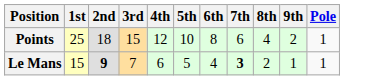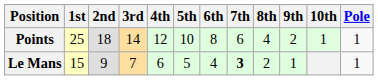+ column: (323, 15)
(133, 39) 15 -> (133, 39) 14
(104, 62) bold -> (104, 62) normal
